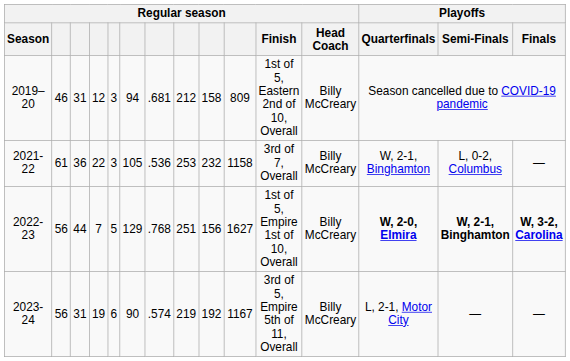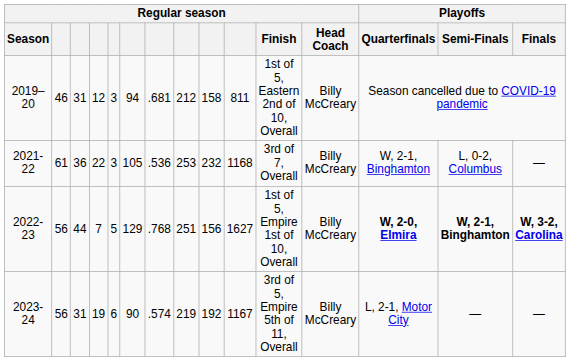(240, 98) 809 -> (240, 98) 811
(240, 163) 1158 -> (240, 163) 1168
